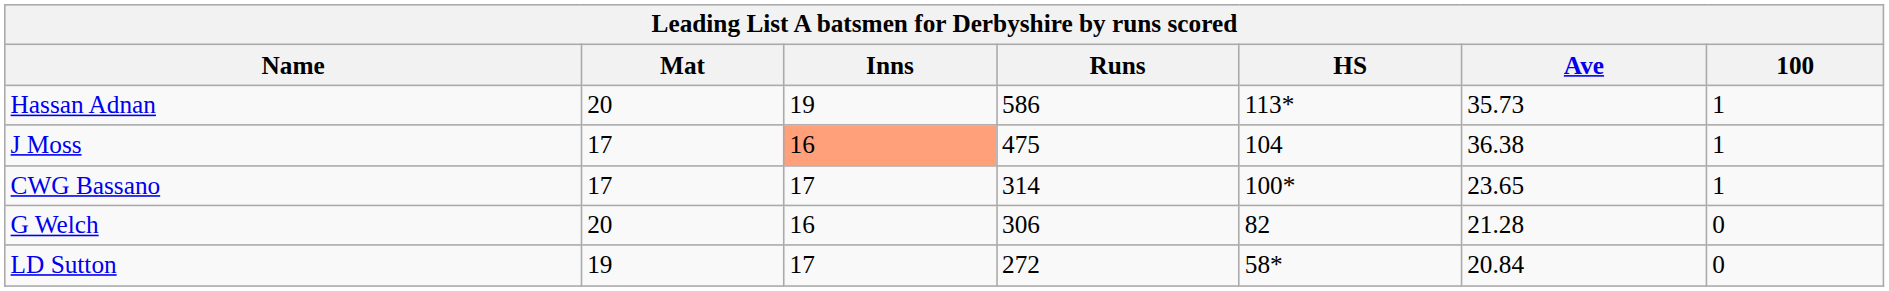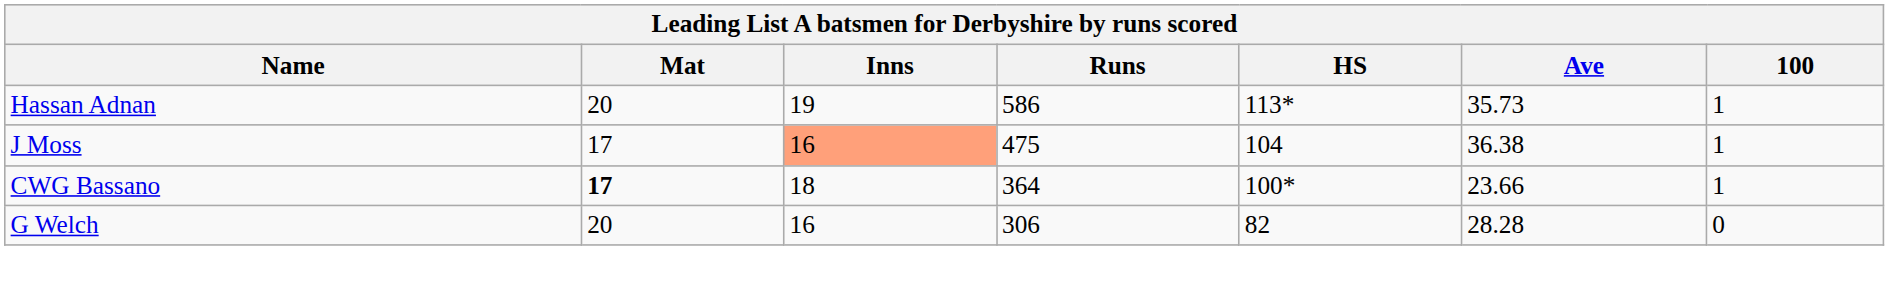(600, 184) normal -> (600, 184) bold
(802, 184) 17 -> (802, 184) 18
(1021, 184) 314 -> (1021, 184) 364
(1496, 184) 23.65 -> (1496, 184) 23.66
(1496, 225) 21.28 -> (1496, 225) 28.28
- row: (64, 265)
